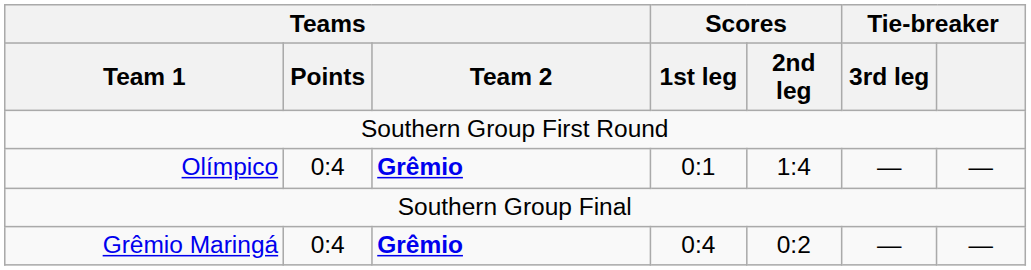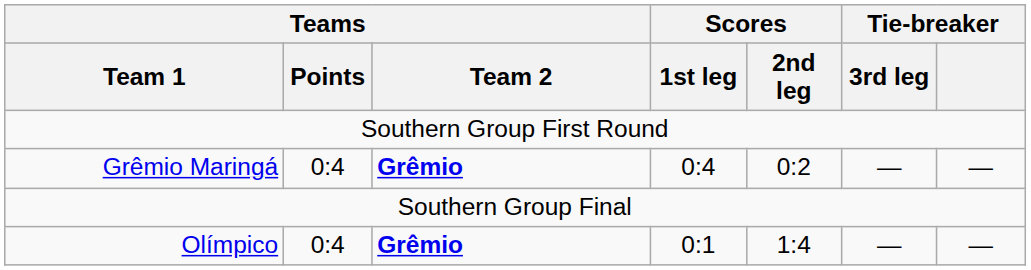rows swapped: (190, 245) <-> (230, 167)
